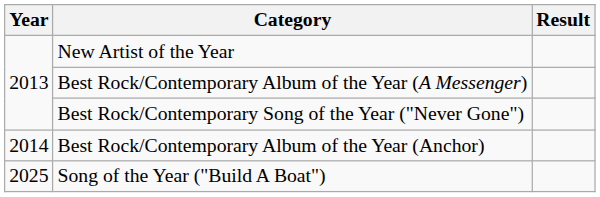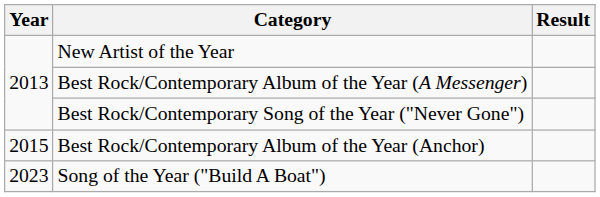(29, 144) 2014 -> (29, 144) 2015
(29, 176) 2025 -> (29, 176) 2023
